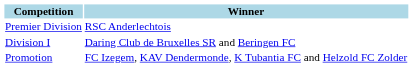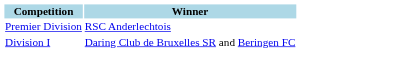- row: (29, 57)
